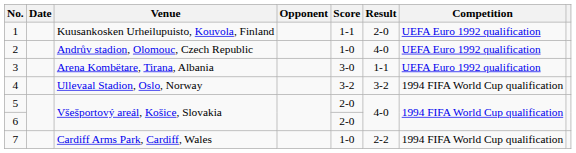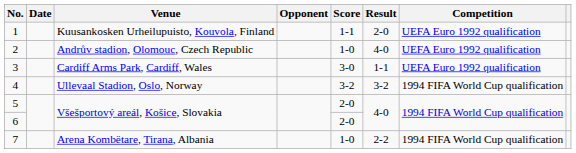(135, 67) Arena Kombëtare, Tirana, Albania -> (134, 67) Cardiff Arms Park, Cardiff, Wales
(134, 139) Cardiff Arms Park, Cardiff, Wales -> (135, 139) Arena Kombëtare, Tirana, Albania
